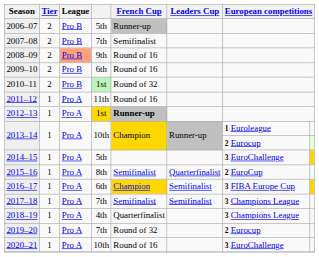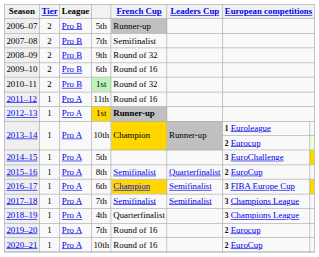(72, 55) lightsalmon background -> (72, 55) no background
(135, 55) Round of 16 -> (135, 55) Round of 32
(135, 230) Round of 32 -> (135, 230) Round of 16
(254, 244) 3 EuroChallenge -> (244, 244) 2 EuroCup
